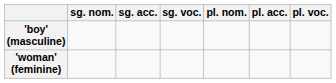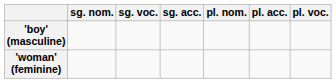columns swapped: (138, 12) <-> (182, 12)
